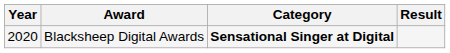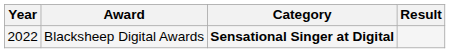(23, 36) 2020 -> (23, 36) 2022
